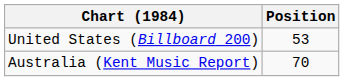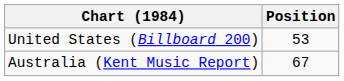(301, 63) 70 -> (301, 63) 67
